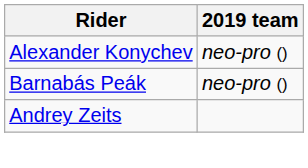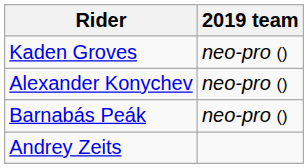+ row: (73, 52)
